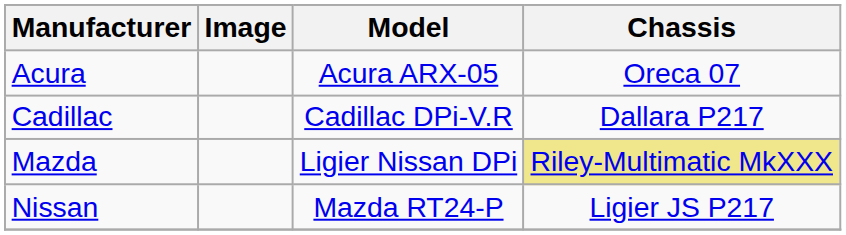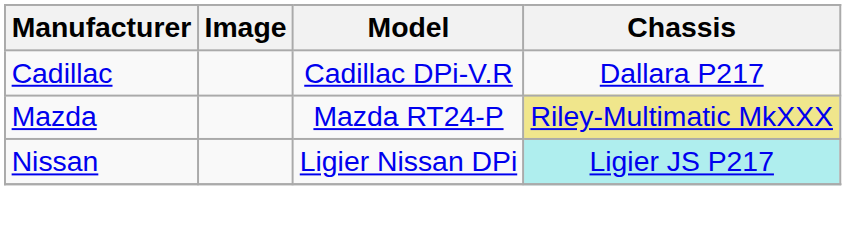- row: (49, 73)
(408, 162) Ligier Nissan DPi -> (408, 117) Mazda RT24-P
(408, 207) Mazda RT24-P -> (408, 162) Ligier Nissan DPi
(682, 207) no background -> (682, 162) paleturquoise background
